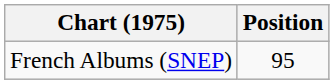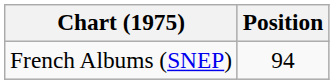(283, 60) 95 -> (283, 60) 94
